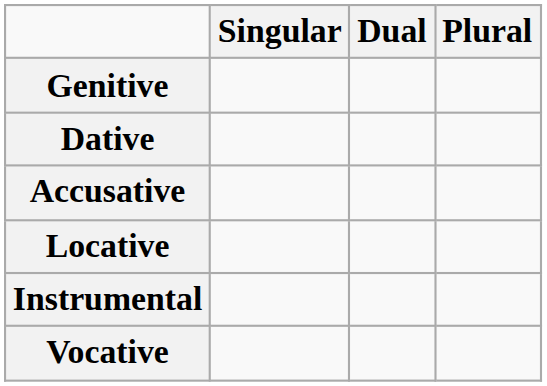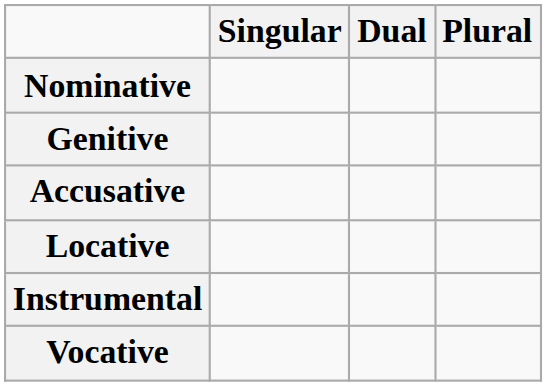+ row: (108, 84)
- row: (108, 138)
